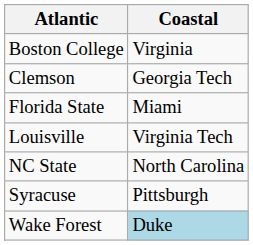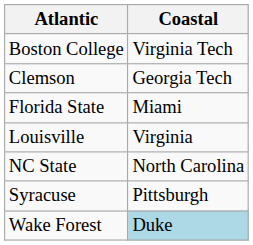(163, 48) Virginia -> (183, 48) Virginia Tech
(183, 136) Virginia Tech -> (163, 136) Virginia
